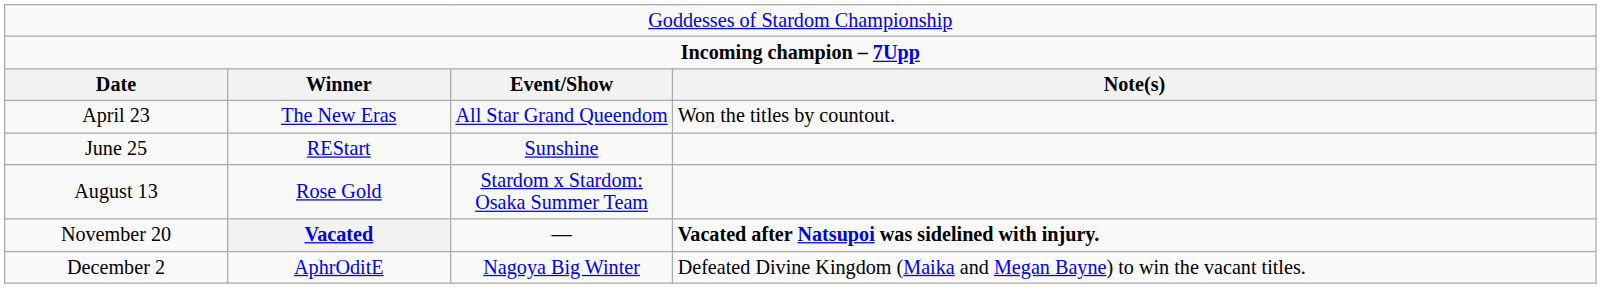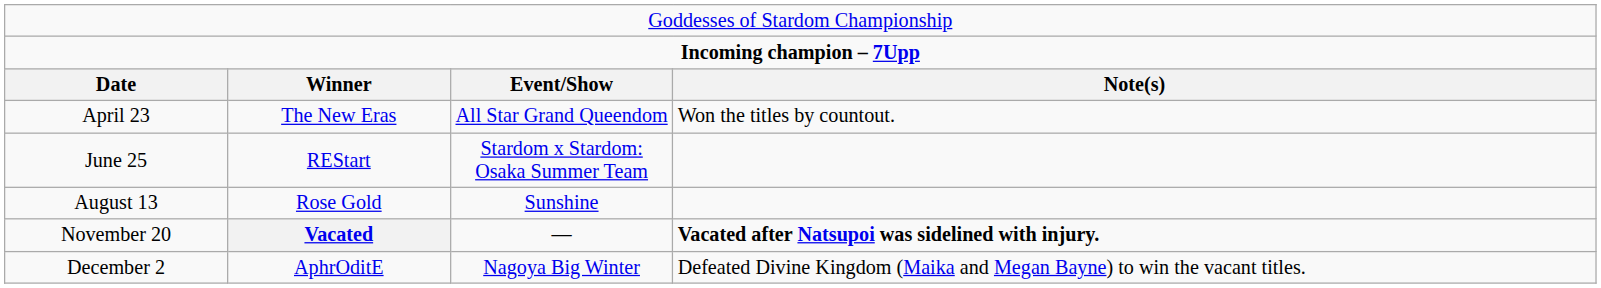(562, 148) Sunshine -> (562, 159) Stardom x Stardom: Osaka Summer Team
(562, 191) Stardom x Stardom: Osaka Summer Team -> (562, 203) Sunshine
